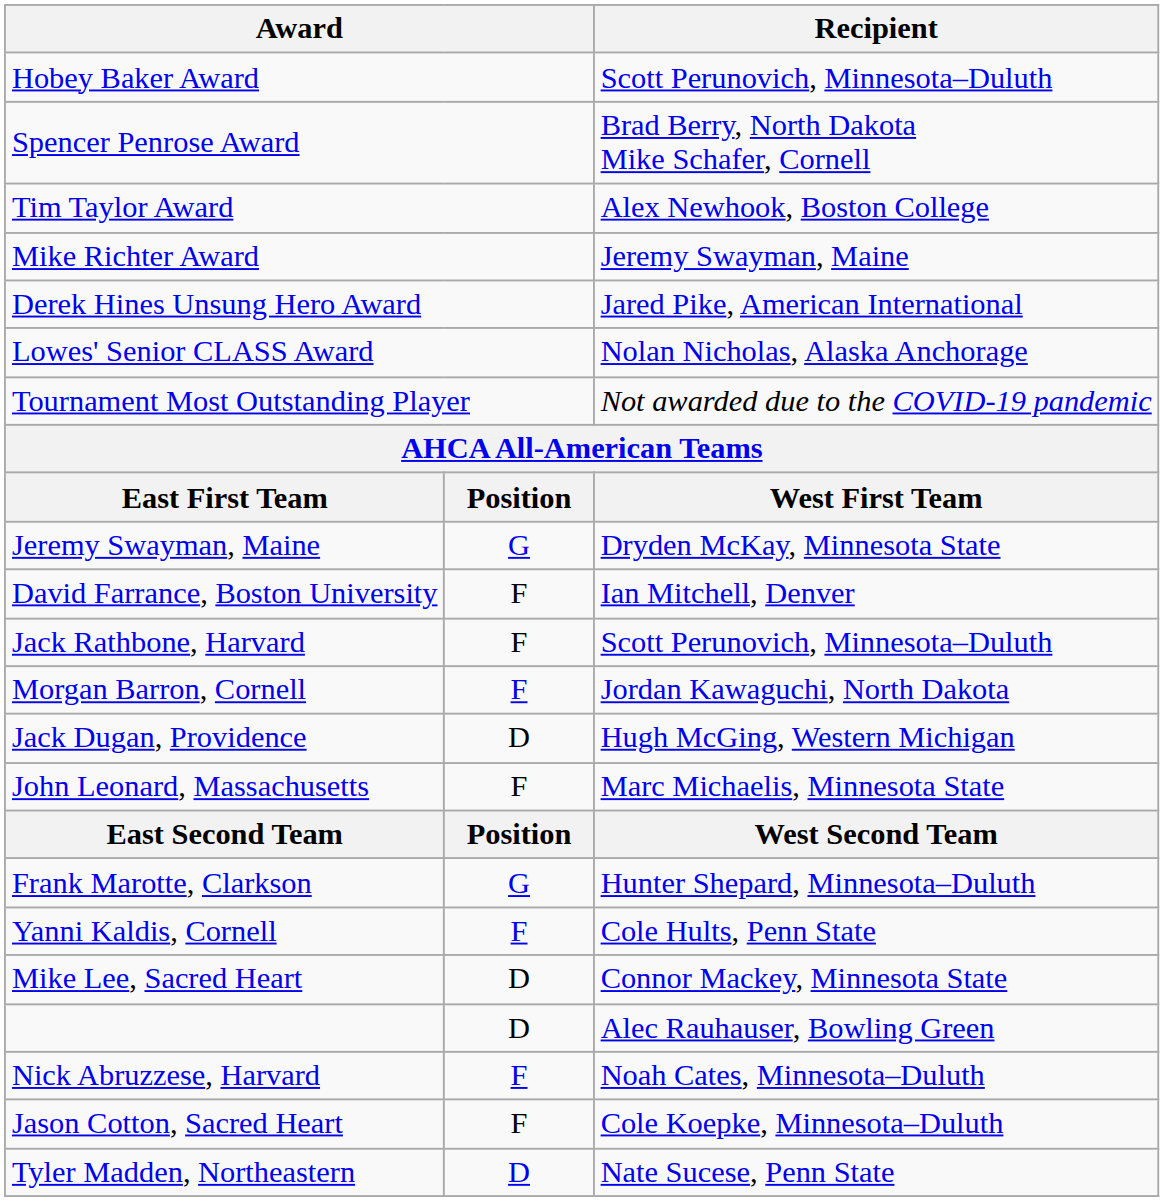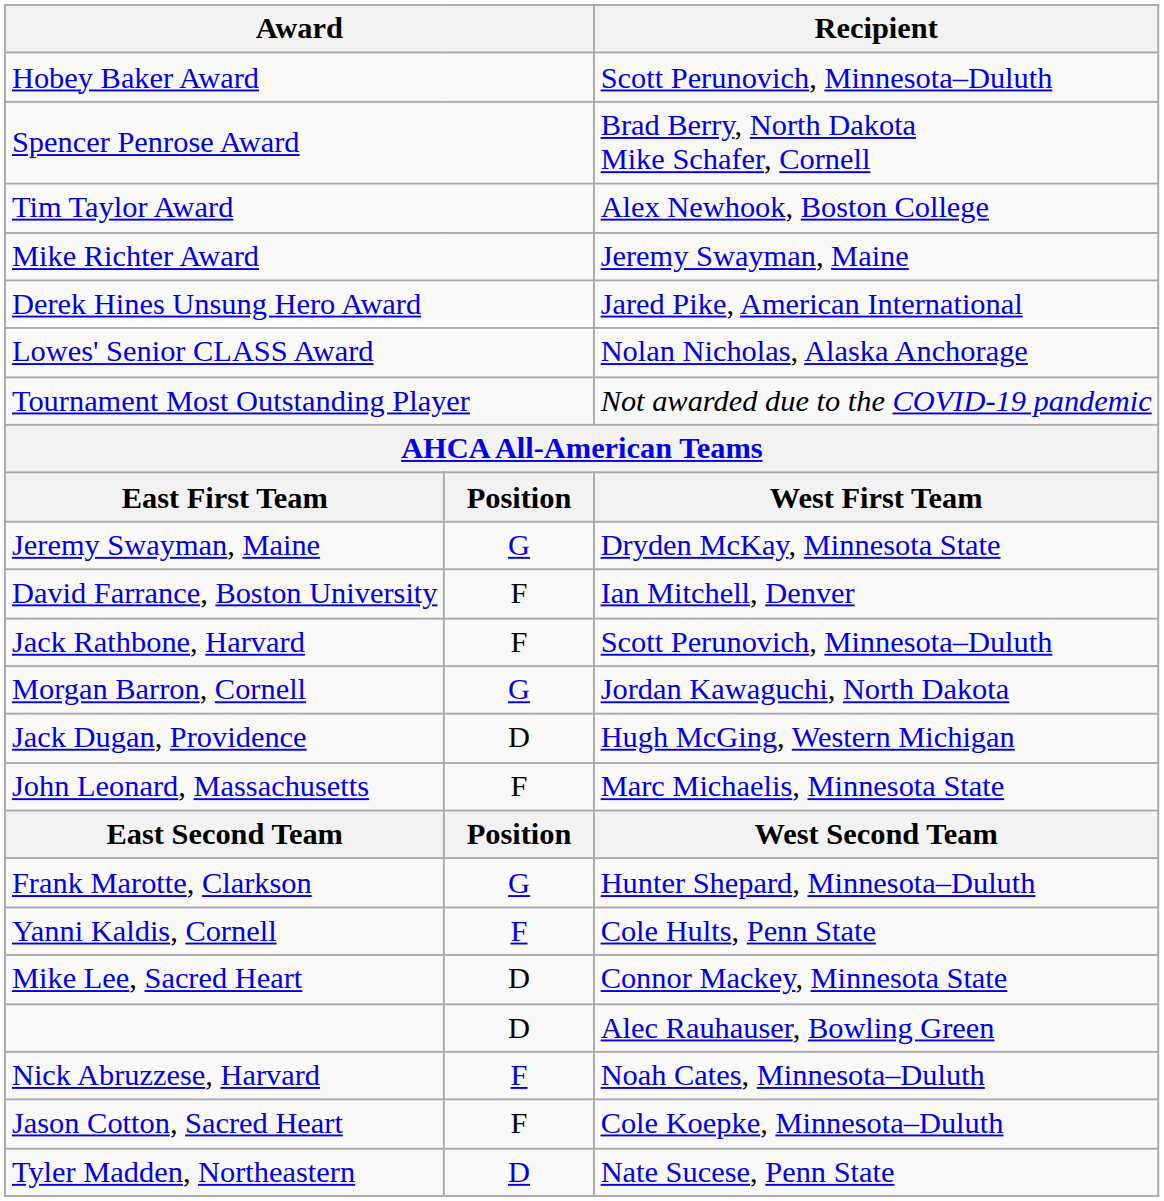(519, 689) F -> (519, 689) G
